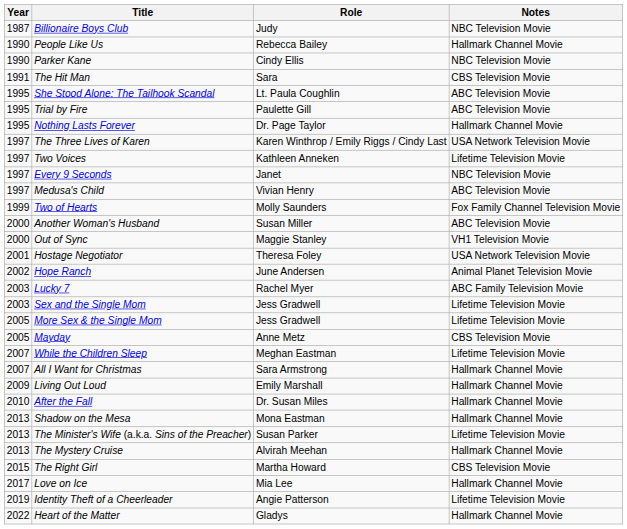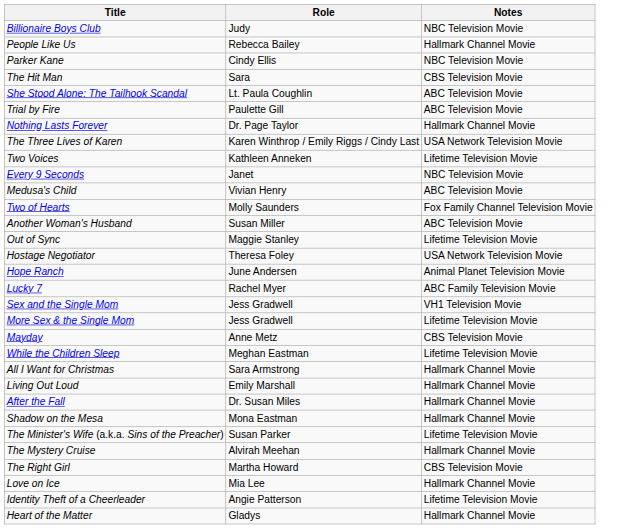- column: (18, 12)
(500, 239) VH1 Television Movie -> (481, 239) Lifetime Television Movie
(508, 304) Lifetime Television Movie -> (473, 304) VH1 Television Movie
